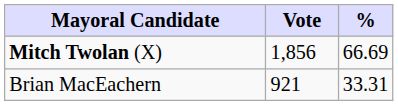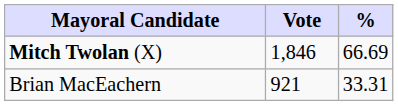(293, 52) 1,856 -> (293, 52) 1,846
